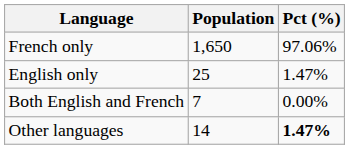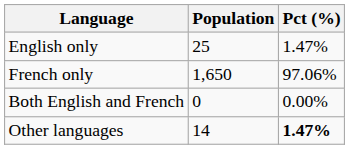rows swapped: (51, 46) <-> (53, 74)
(197, 102) 7 -> (197, 102) 0
